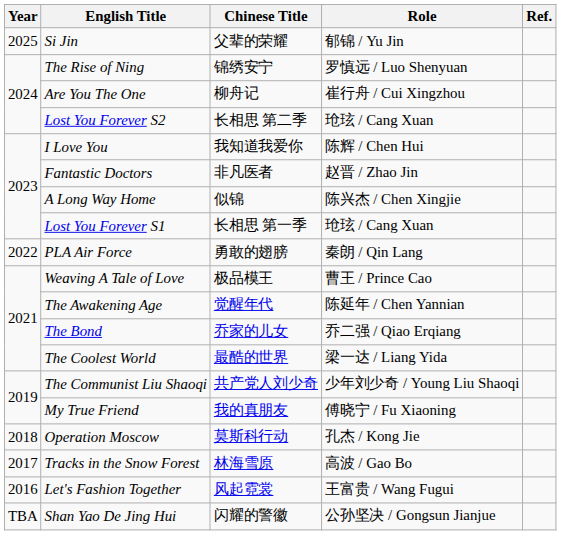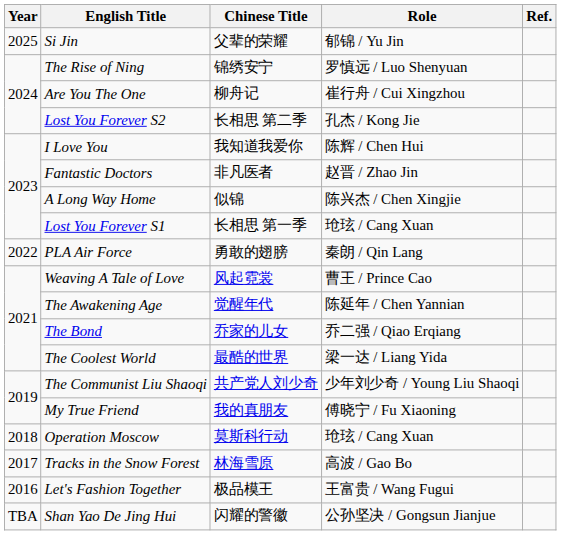(379, 119) 玱玹 / Cang Xuan -> (372, 119) 孔杰 / Kong Jie
(244, 278) 极品模王 -> (244, 278) 风起霓裳
(372, 436) 孔杰 / Kong Jie -> (379, 436) 玱玹 / Cang Xuan
(244, 489) 风起霓裳 -> (244, 489) 极品模王
